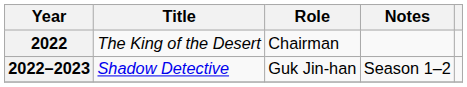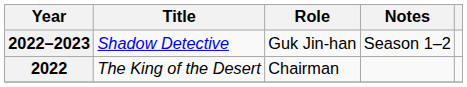rows swapped: (49, 69) <-> (49, 43)
